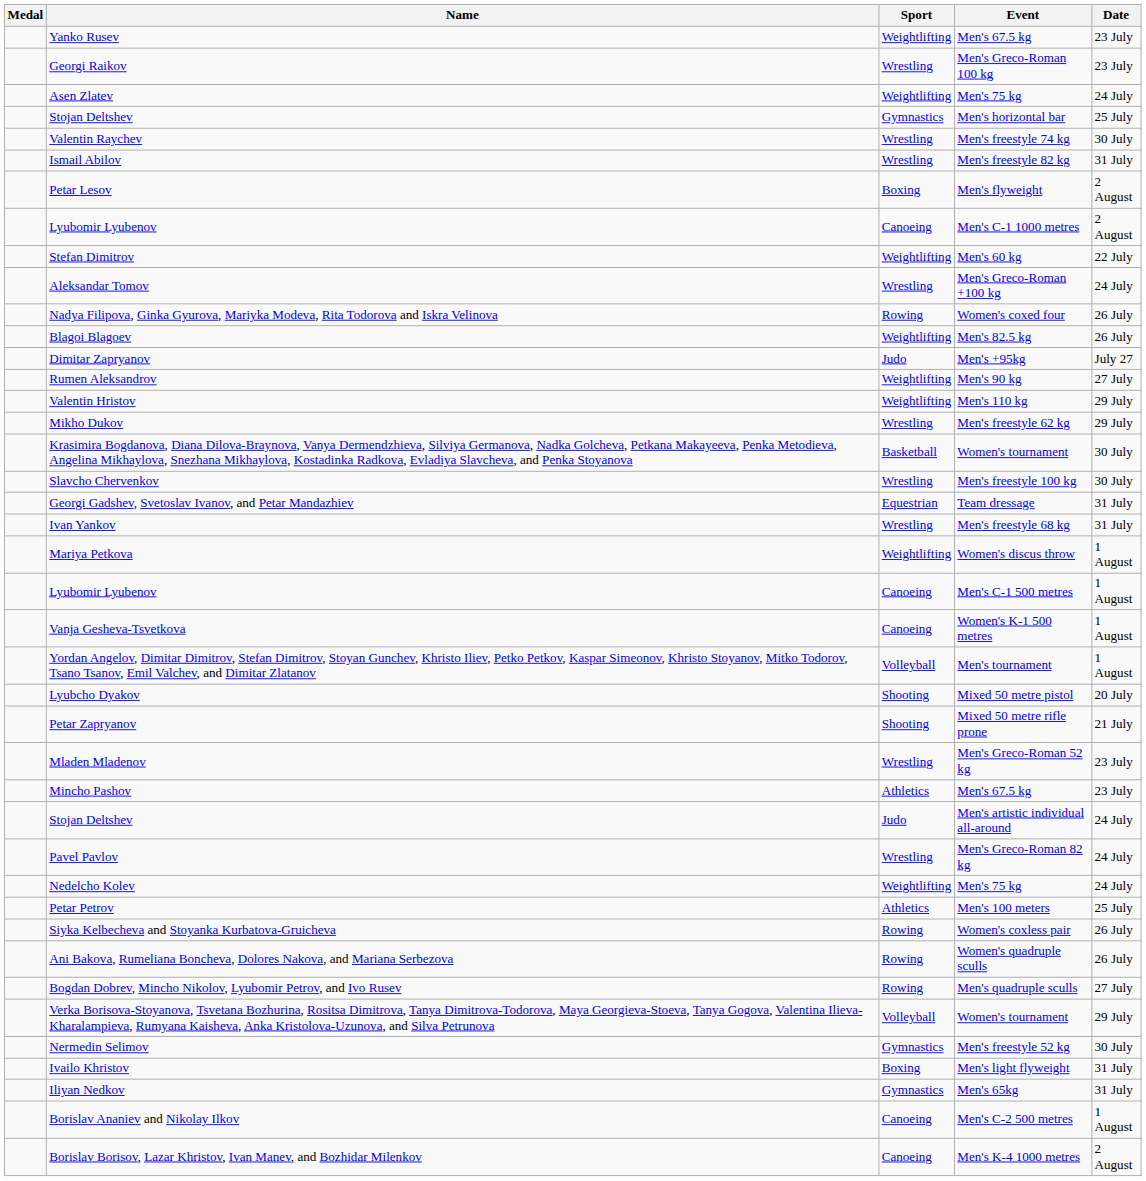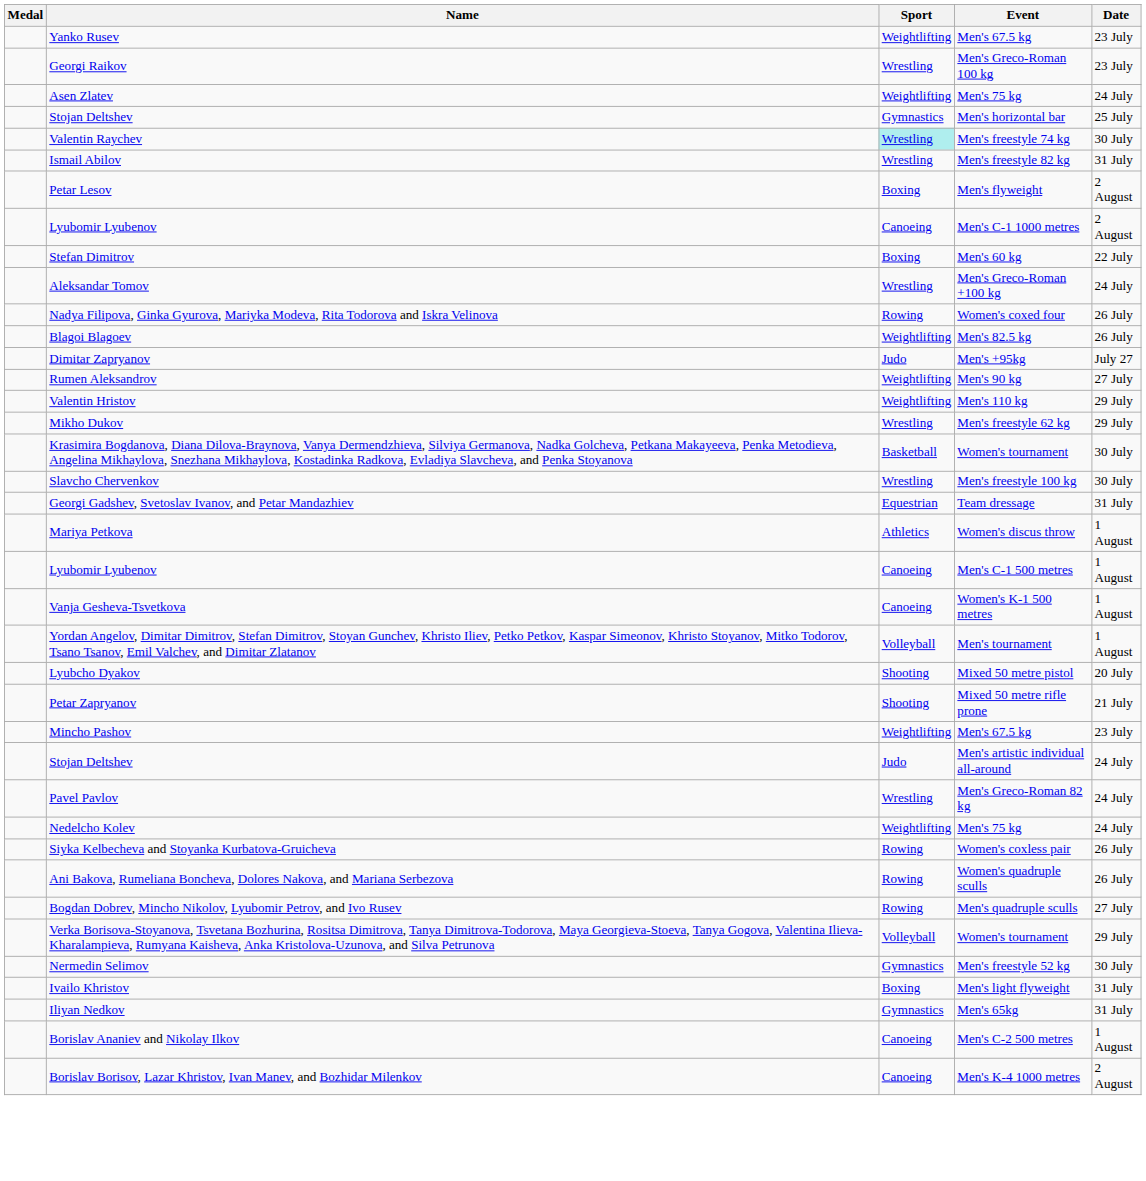(907, 139) no background -> (907, 139) paleturquoise background
(916, 256) Weightlifting -> (901, 256) Boxing
- row: (82, 525)
(916, 554) Weightlifting -> (905, 533) Athletics
- row: (98, 761)
(905, 791) Athletics -> (916, 732) Weightlifting
- row: (82, 908)
